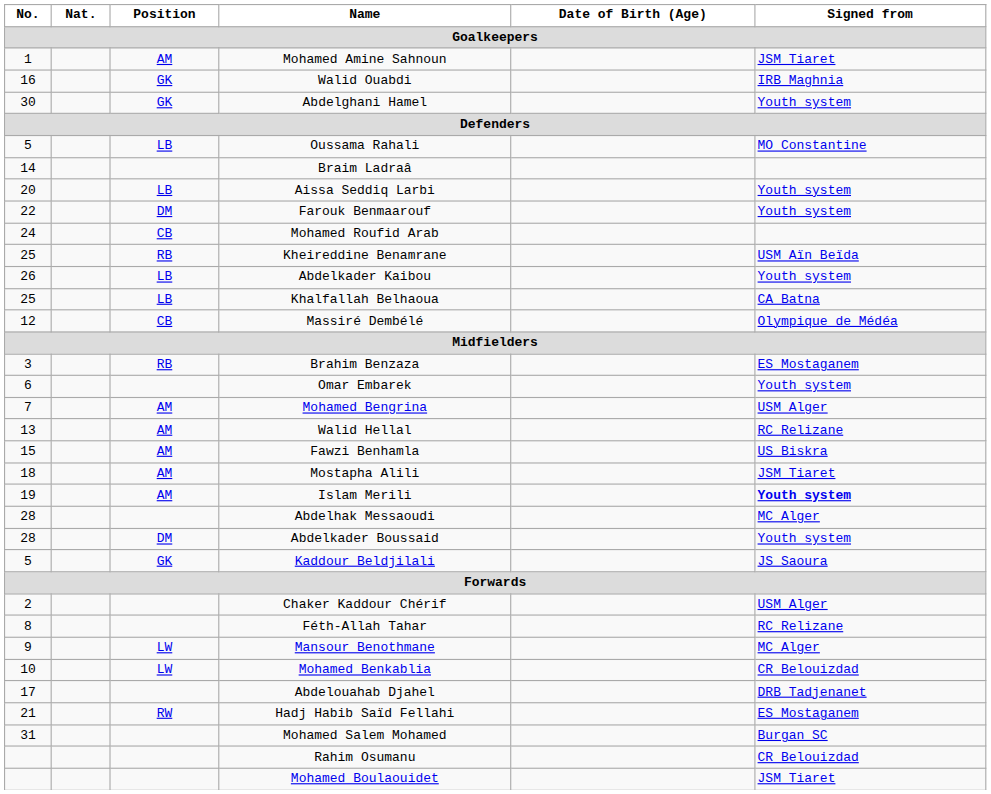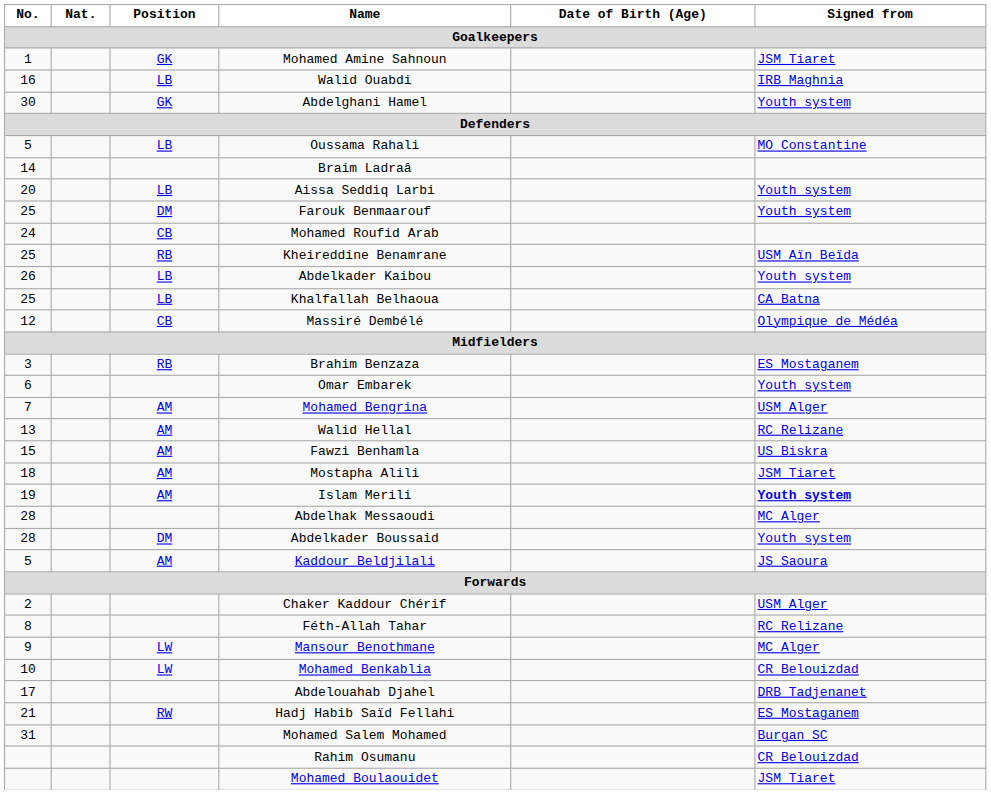(164, 59) AM -> (164, 59) GK
(164, 81) GK -> (164, 81) LB
(28, 212) 22 -> (28, 212) 25
(164, 561) GK -> (164, 561) AM
